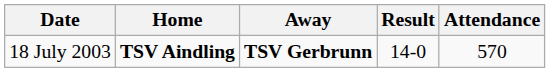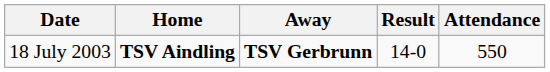(492, 51) 570 -> (492, 51) 550
